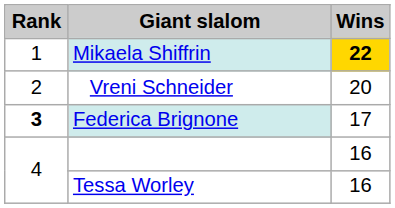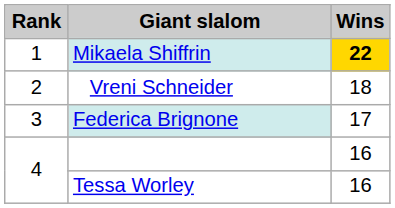(360, 86) 20 -> (360, 86) 18
(36, 120) bold -> (36, 120) normal
